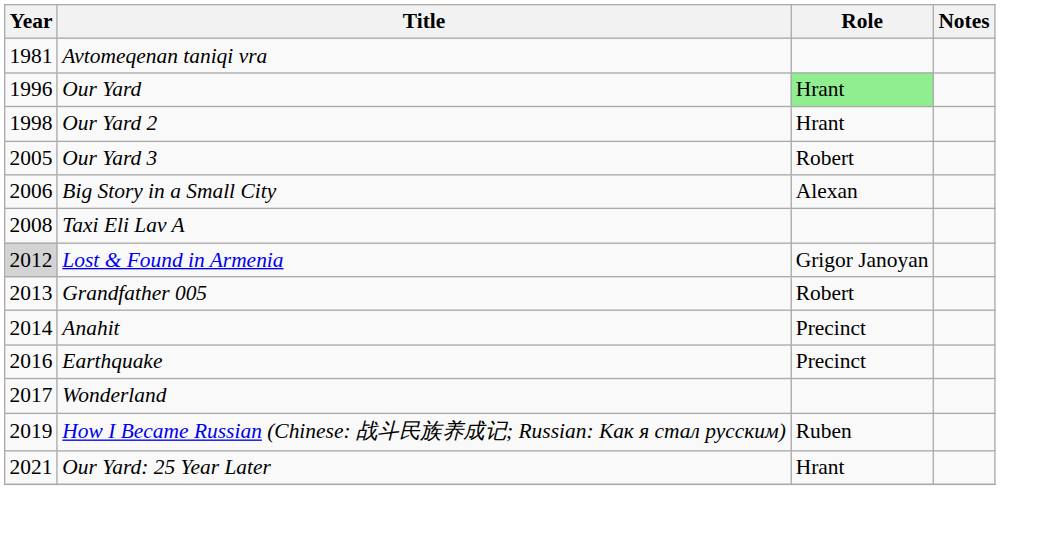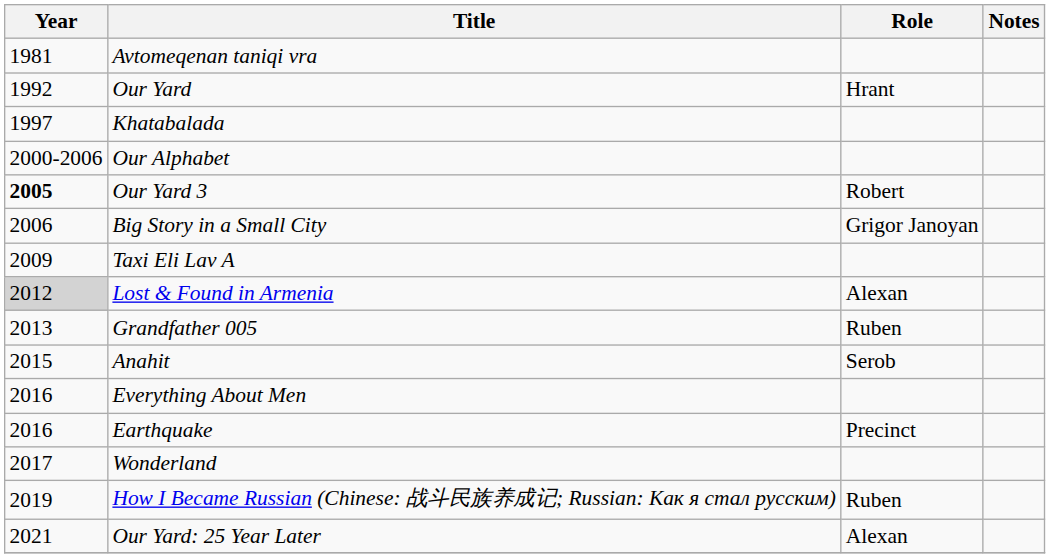(31, 89) 1996 -> (31, 89) 1992
(820, 89) lightgreen background -> (870, 89) no background
+ row: (168, 123)
- row: (110, 123)
+ row: (171, 157)
(31, 157) normal -> (31, 191) bold
(827, 191) Alexan -> (912, 225) Grigor Janoyan
(31, 225) 2008 -> (31, 259) 2009
(862, 259) Grigor Janoyan -> (877, 293) Alexan
(825, 293) Robert -> (874, 327) Ruben
(31, 327) 2014 -> (31, 361) 2015
(831, 327) Precinct -> (871, 361) Serob
+ row: (209, 395)
(820, 467) Hrant -> (877, 535) Alexan
